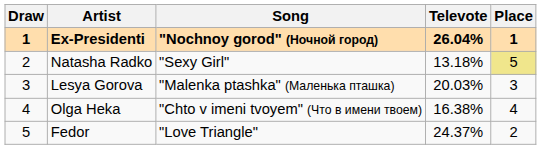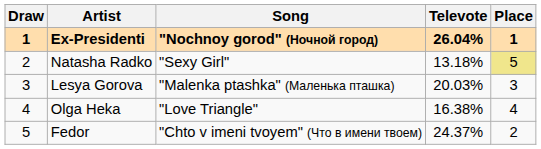(291, 109) "Chto v imeni tvoyem" (Что в имени твоем) -> (209, 109) "Love Triangle"
(209, 132) "Love Triangle" -> (291, 132) "Chto v imeni tvoyem" (Что в имени твоем)
